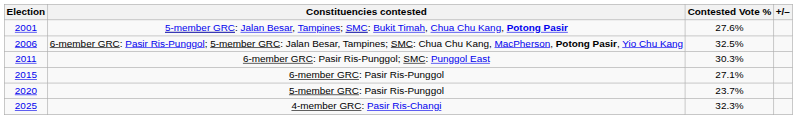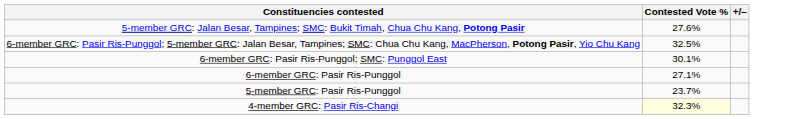- column: (26, 12)
(729, 59) 30.3% -> (686, 59) 30.1%
(729, 106) no background -> (686, 106) lightyellow background
